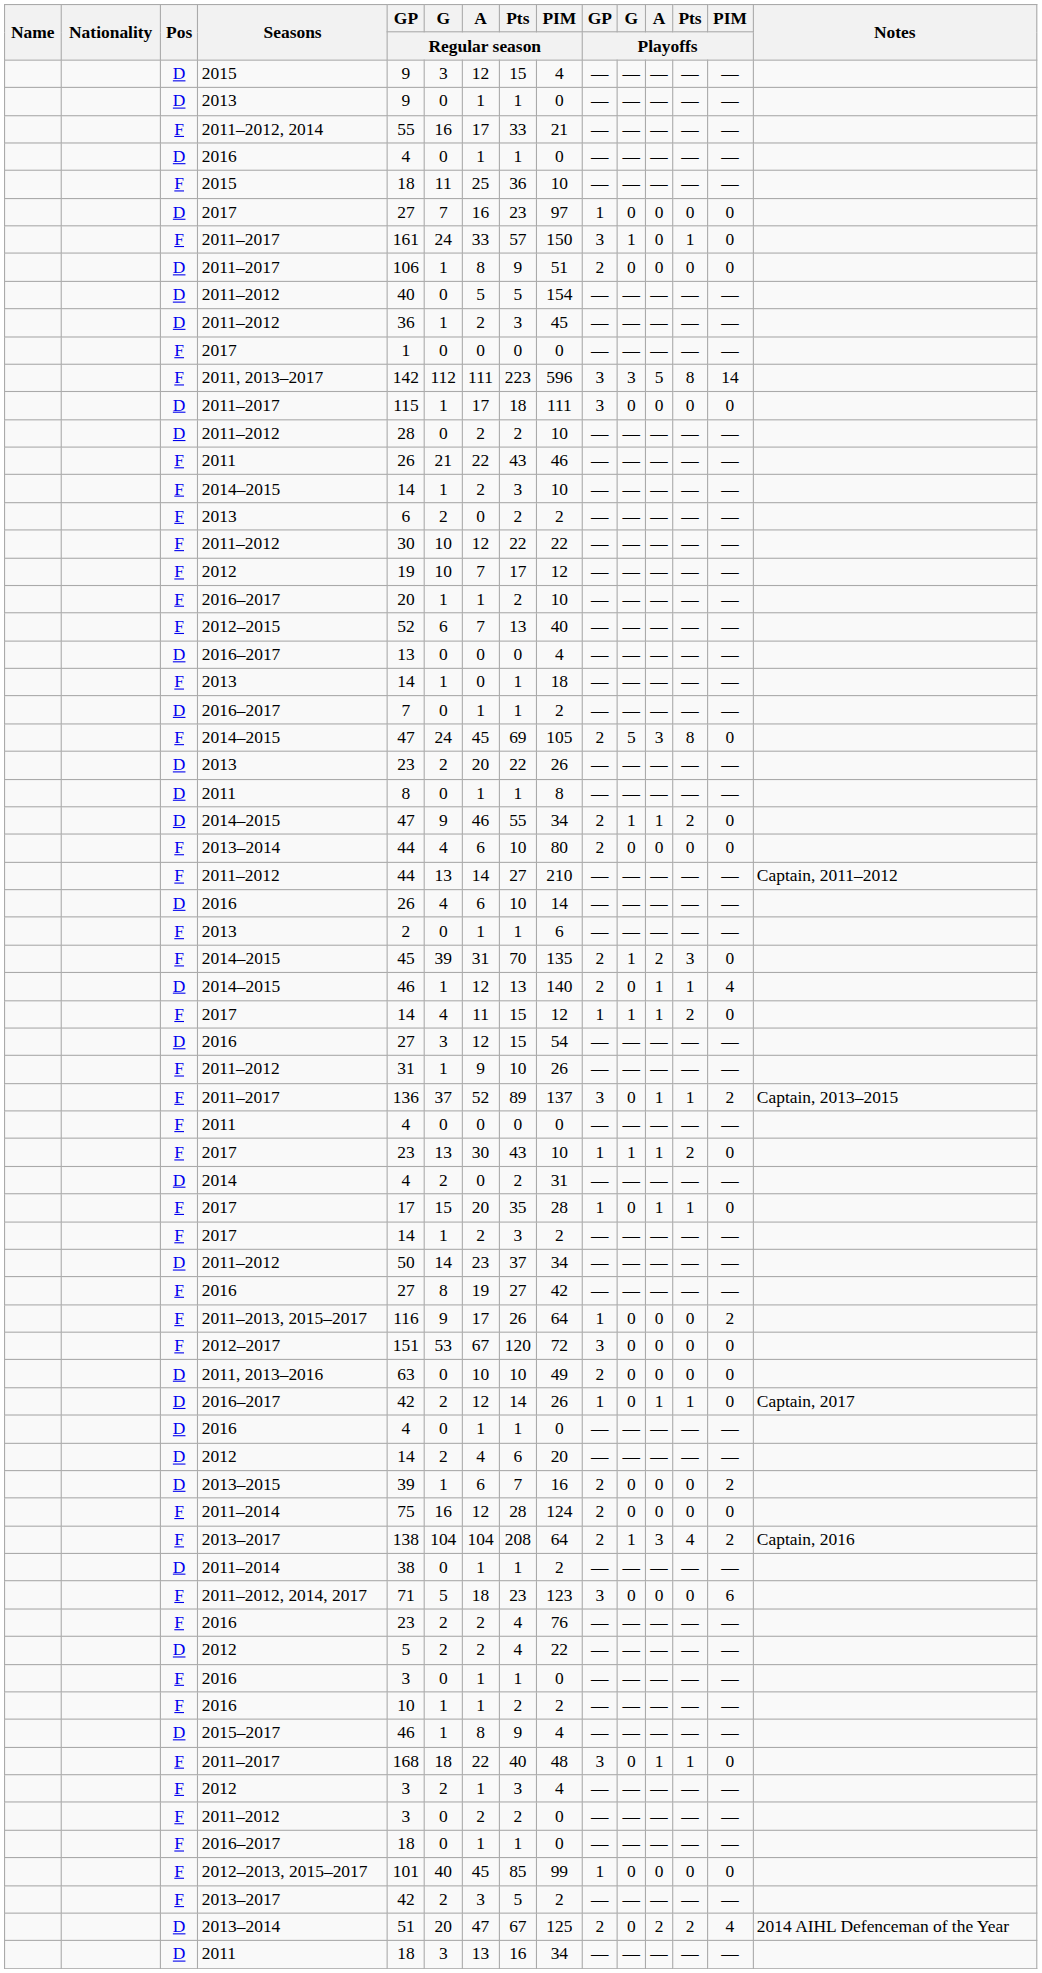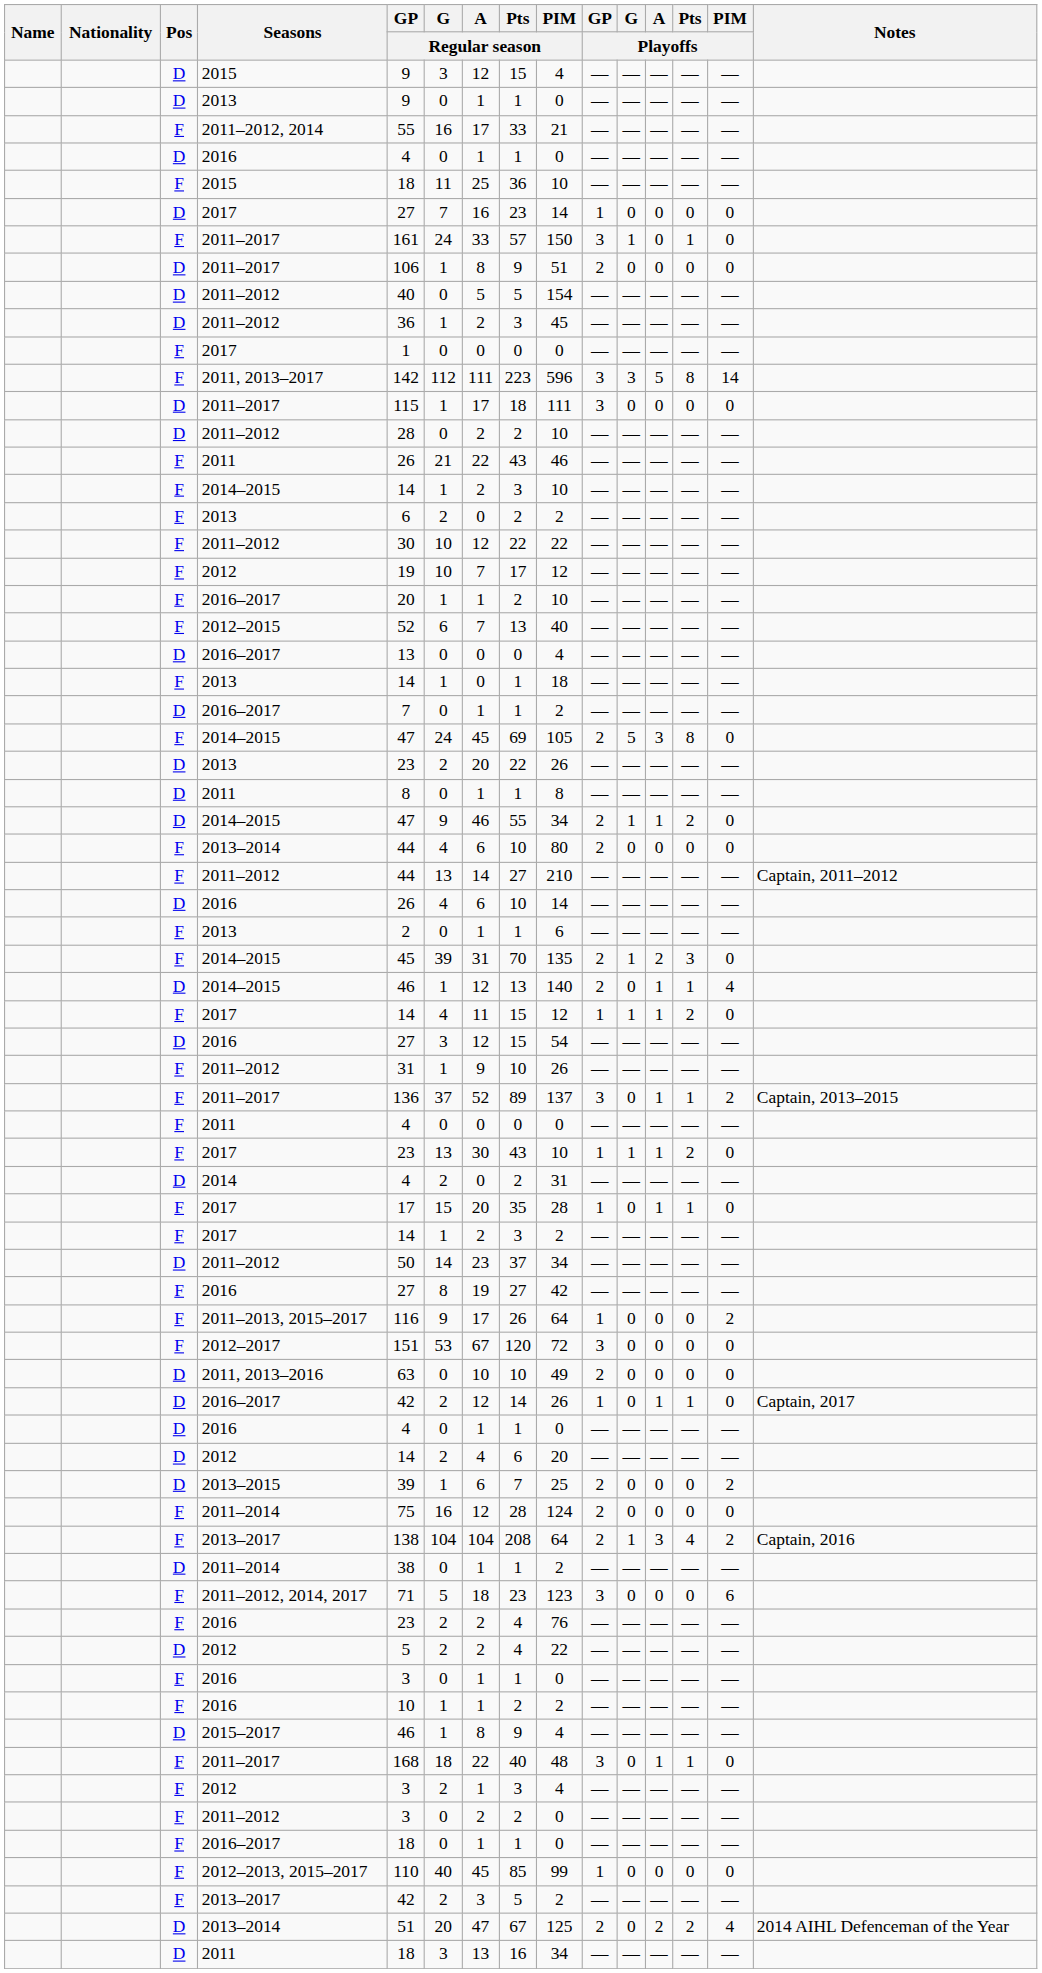(559, 211) 97 -> (559, 211) 14
(559, 1484) 16 -> (559, 1484) 25
(406, 1871) 101 -> (406, 1871) 110
